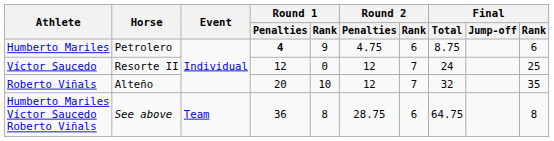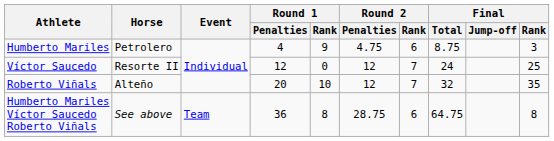(280, 48) bold -> (280, 48) normal
(534, 48) 6 -> (534, 48) 3
